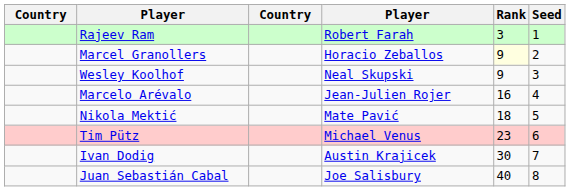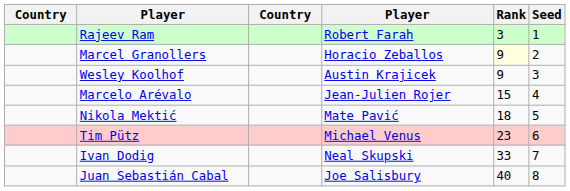(369, 75) Neal Skupski -> (380, 75) Austin Krajicek
(504, 95) 16 -> (504, 95) 15
(380, 155) Austin Krajicek -> (369, 155) Neal Skupski
(504, 155) 30 -> (504, 155) 33
